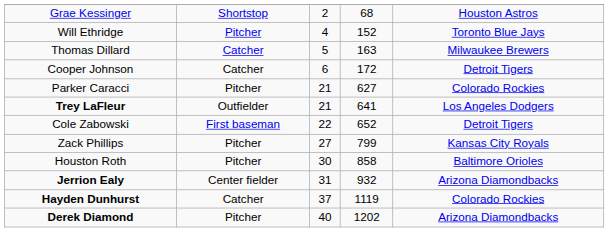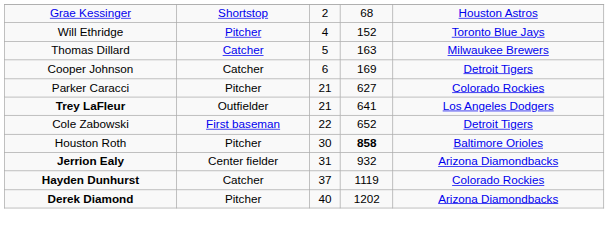(367, 69) 172 -> (367, 69) 169
- row: (90, 143)
(367, 161) normal -> (367, 143) bold
